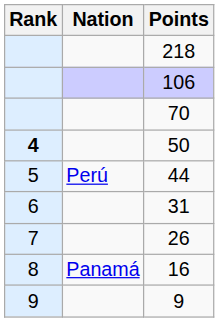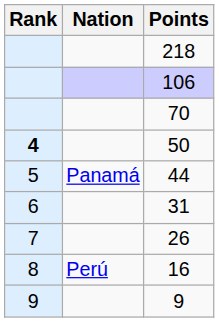(87, 176) Perú -> (103, 176) Panamá
(103, 269) Panamá -> (87, 269) Perú
